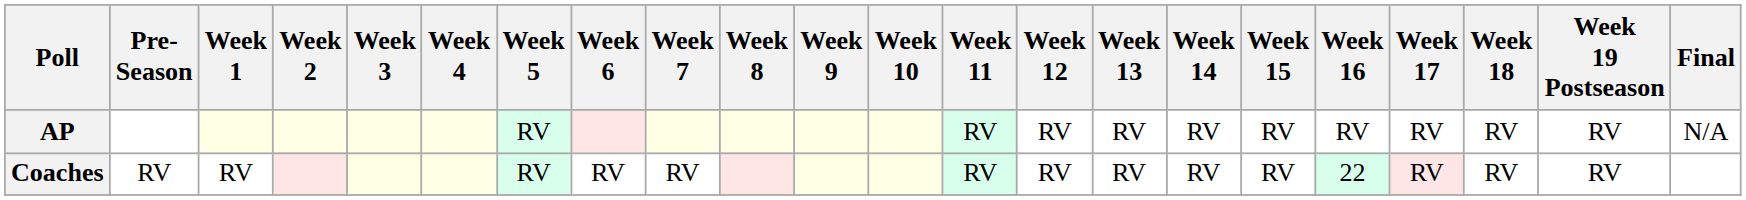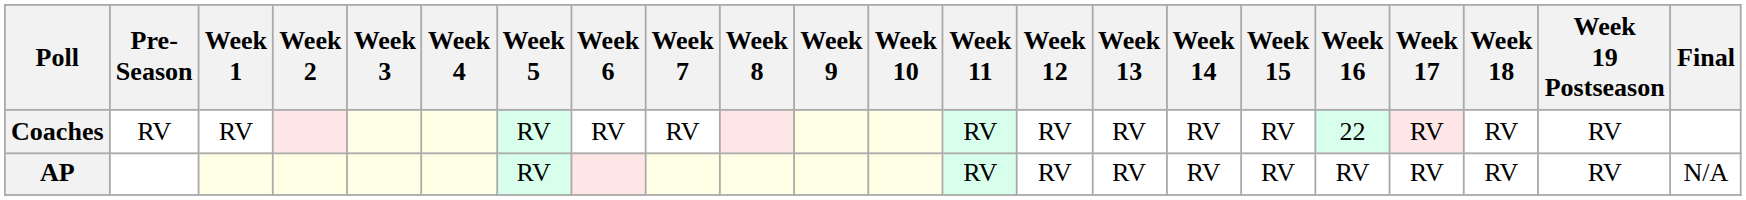rows swapped: (57, 130) <-> (57, 173)
